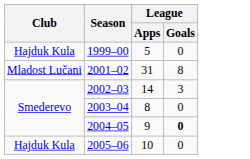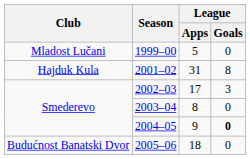(44, 51) Hajduk Kula -> (68, 51) Mladost Lučani
(44, 70) Mladost Lučani -> (68, 70) Hajduk Kula
(147, 88) 14 -> (195, 88) 17
(44, 145) Hajduk Kula -> (68, 145) Budućnost Banatski Dvor
(147, 145) 10 -> (195, 145) 18
